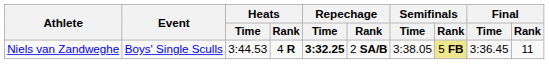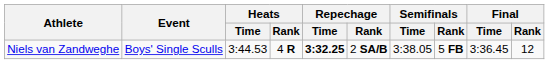(451, 50) khaki background -> (451, 50) no background
(527, 50) 11 -> (527, 50) 12
